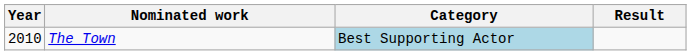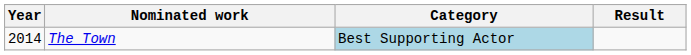(25, 39) 2010 -> (25, 39) 2014
